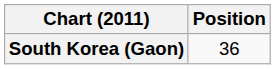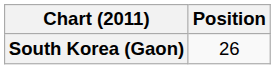(229, 48) 36 -> (229, 48) 26
